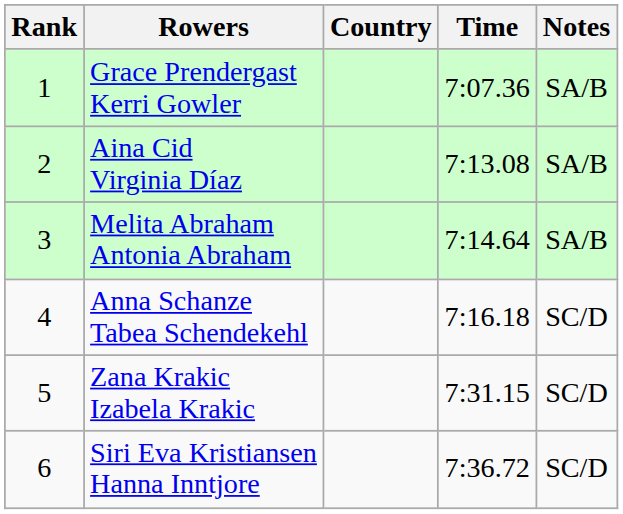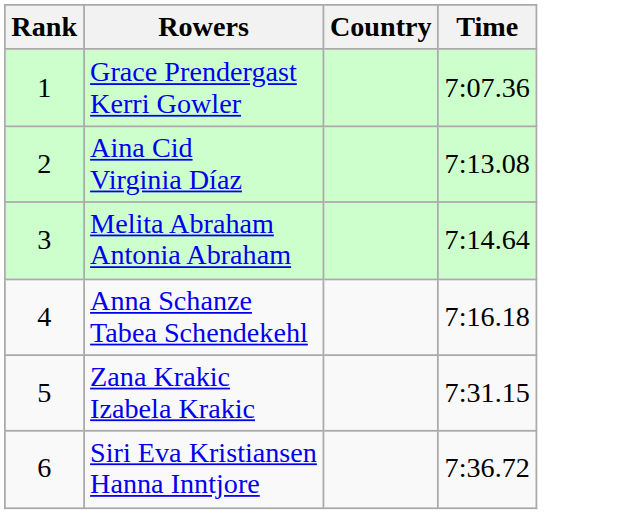- column: (576, 26)
